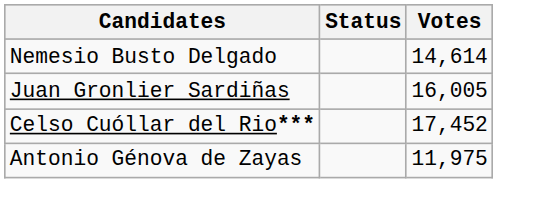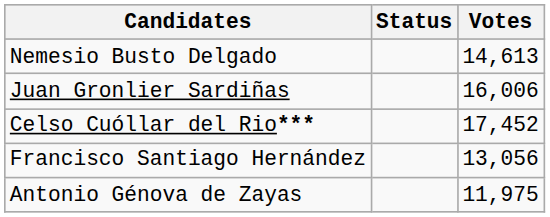(450, 57) 14,614 -> (501, 57) 14,613
(450, 91) 16,005 -> (501, 91) 16,006
+ row: (188, 160)
